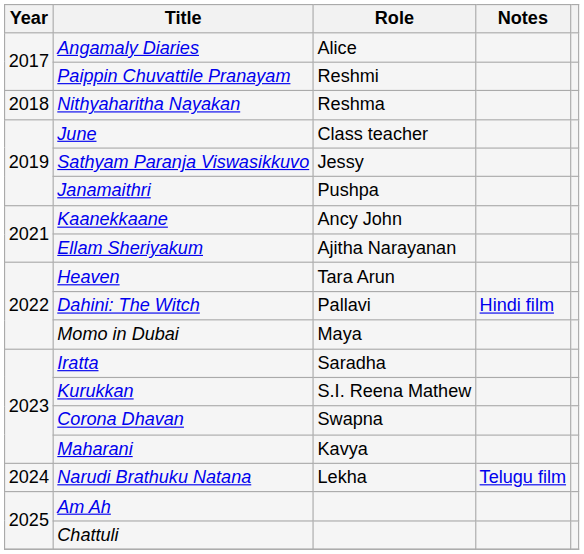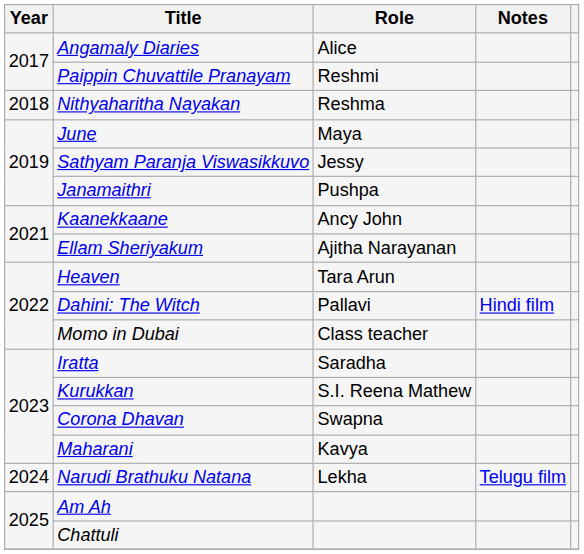(373, 133) Class teacher -> (340, 133) Maya
(340, 334) Maya -> (373, 334) Class teacher
